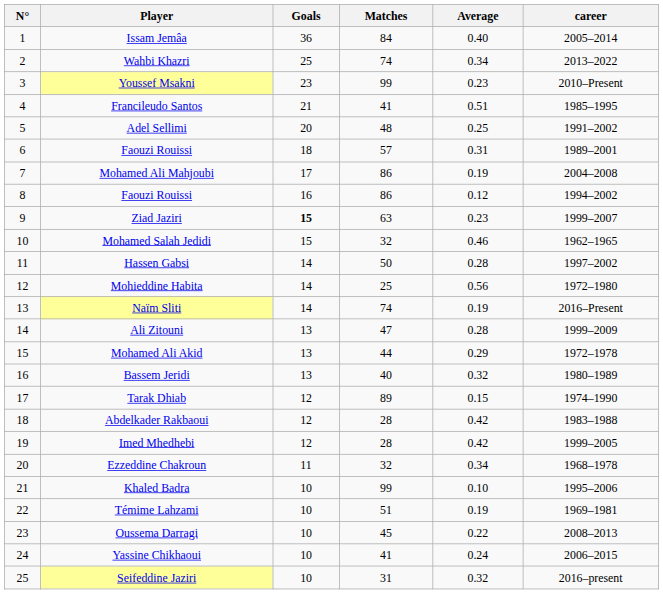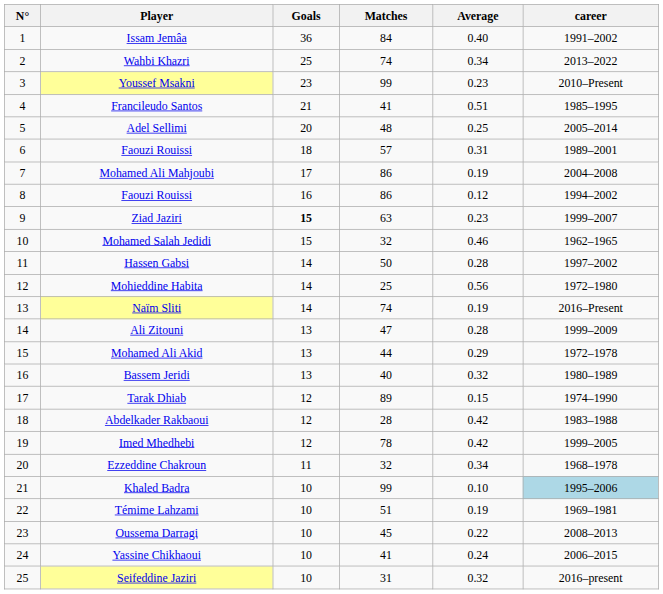(591, 38) 2005–2014 -> (591, 38) 1991–2002
(591, 128) 1991–2002 -> (591, 128) 2005–2014
(386, 443) 28 -> (386, 443) 78
(591, 488) no background -> (591, 488) lightblue background
